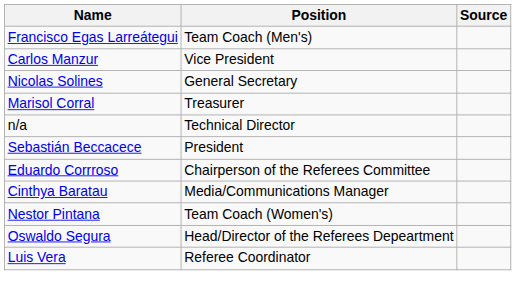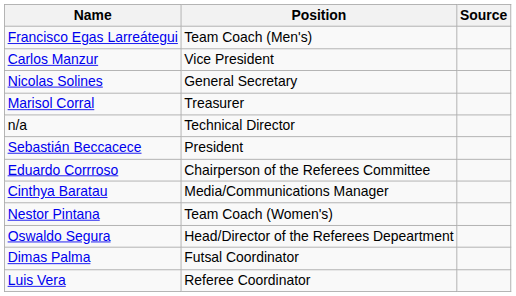+ row: (49, 258)
